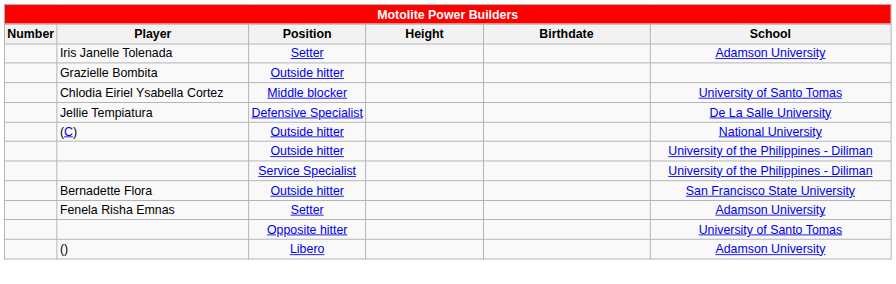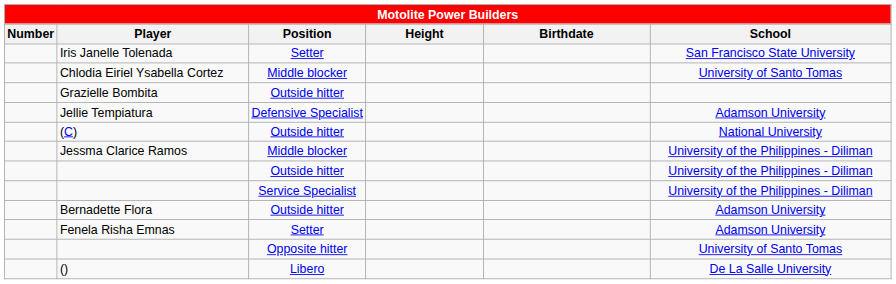(770, 54) Adamson University -> (770, 54) San Francisco State University
rows swapped: (109, 73) <-> (142, 93)
(770, 112) De La Salle University -> (770, 112) Adamson University
+ row: (124, 152)
(770, 191) San Francisco State University -> (770, 210) Adamson University
(770, 249) Adamson University -> (770, 269) De La Salle University
